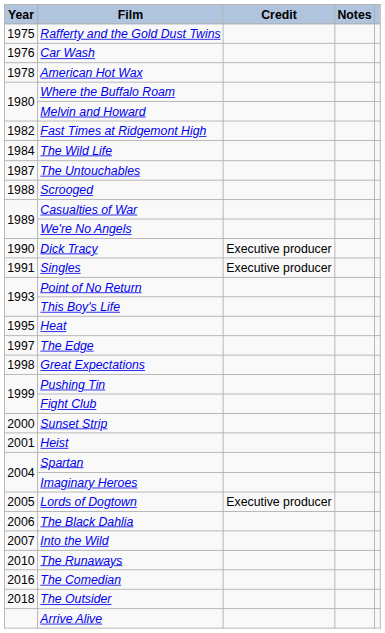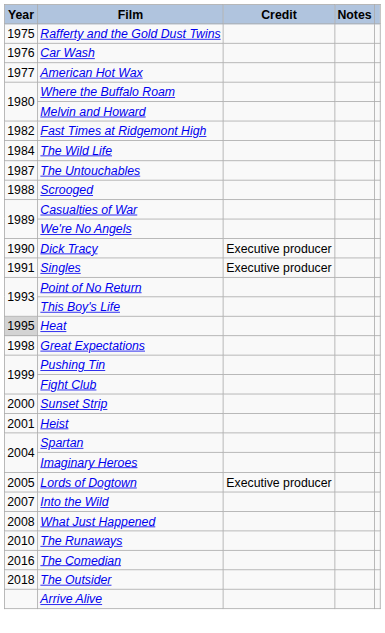(21, 73) 1978 -> (21, 73) 1977
(21, 326) no background -> (21, 326) lightgrey background
- row: (67, 346)
- row: (87, 521)
+ row: (98, 521)
